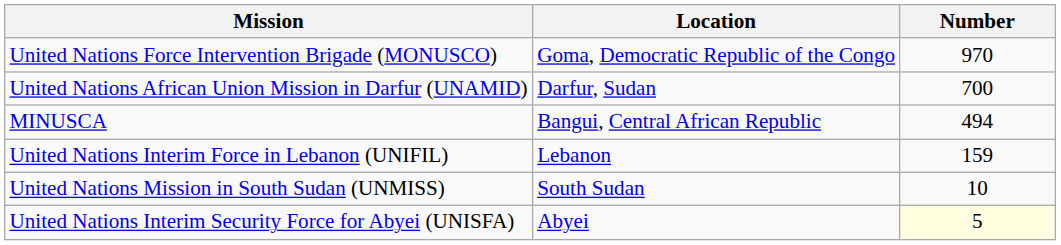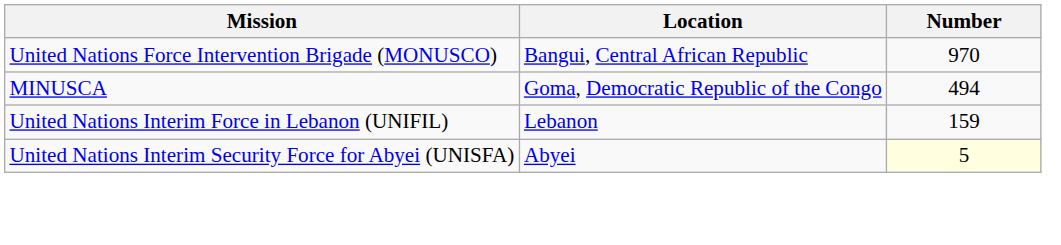(716, 54) Goma, Democratic Republic of the Congo -> (666, 54) Bangui, Central African Republic
- row: (269, 88)
(679, 121) Bangui, Central African Republic -> (703, 88) Goma, Democratic Republic of the Congo
- row: (227, 188)
